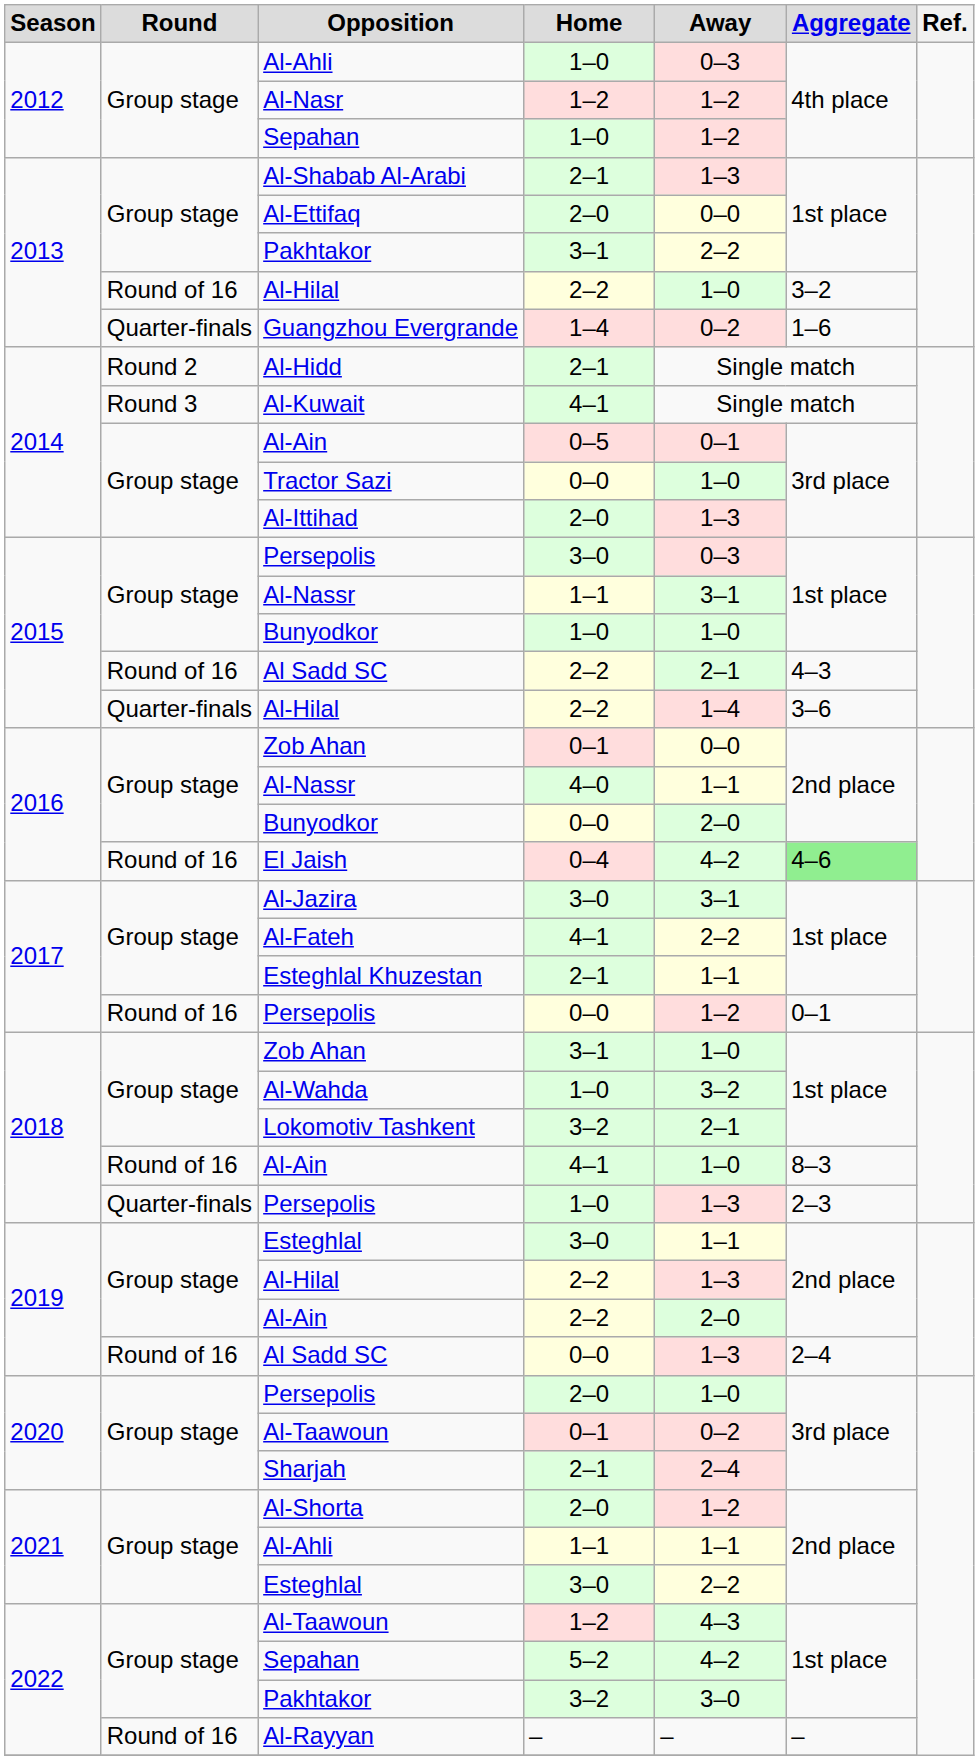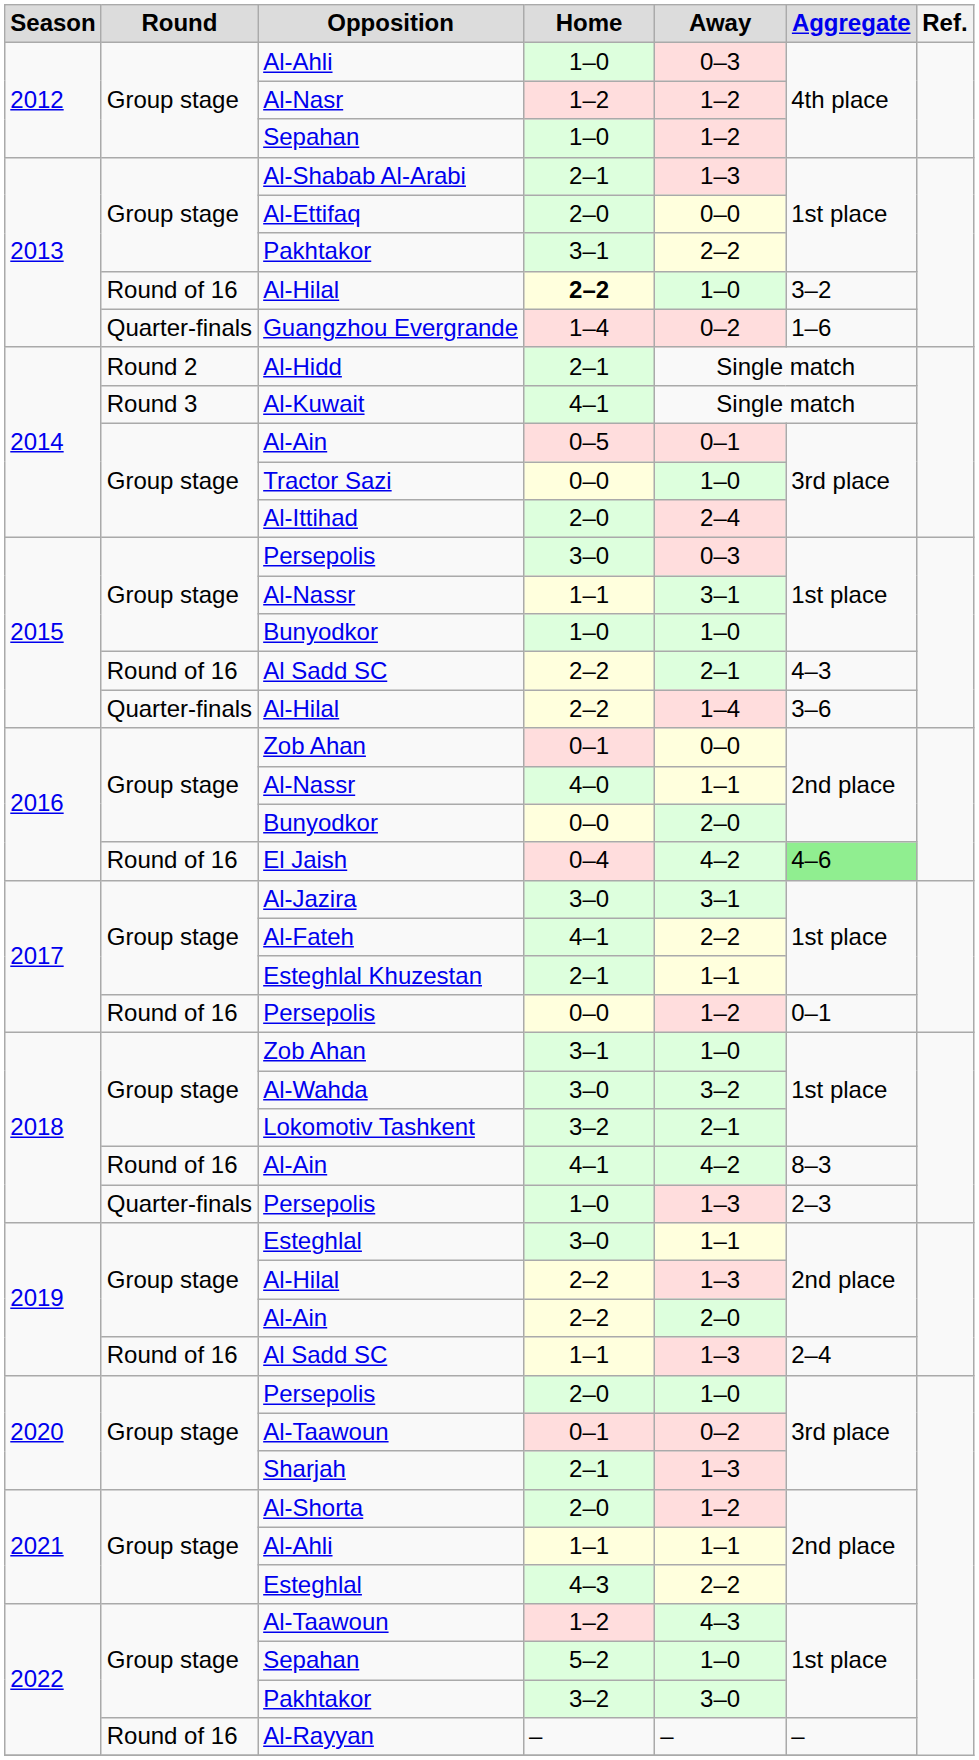(589, 289) normal -> (589, 289) bold
(720, 518) 1–3 -> (720, 518) 2–4
(589, 1089) 1–0 -> (589, 1089) 3–0
(720, 1165) 1–0 -> (720, 1165) 4–2
(589, 1355) 0–0 -> (589, 1355) 1–1
(720, 1469) 2–4 -> (720, 1469) 1–3
(589, 1584) 3–0 -> (589, 1584) 4–3
(720, 1660) 4–2 -> (720, 1660) 1–0
